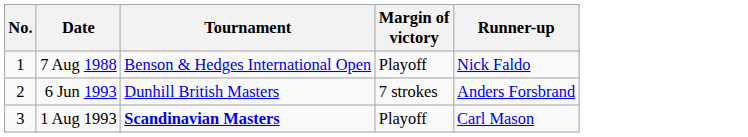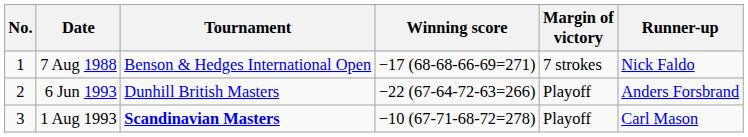+ column: (457, 27)
(403, 64) Playoff -> (572, 64) 7 strokes
(408, 91) 7 strokes -> (567, 91) Playoff
